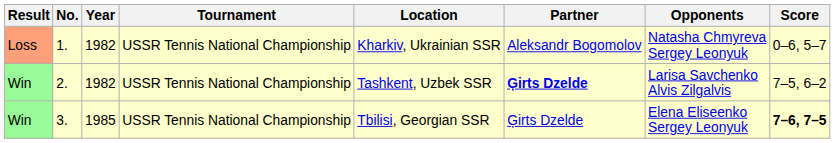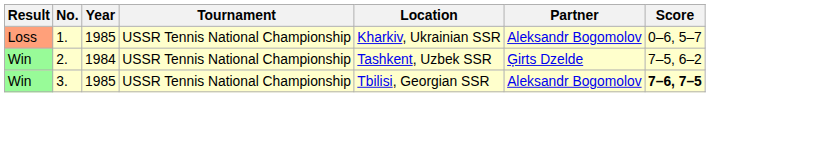- column: (707, 16)
(100, 45) 1982 -> (100, 37) 1985
(100, 83) 1982 -> (100, 59) 1984
(547, 83) bold -> (545, 59) normal
(545, 120) Ģirts Dzelde -> (574, 81) Aleksandr Bogomolov
